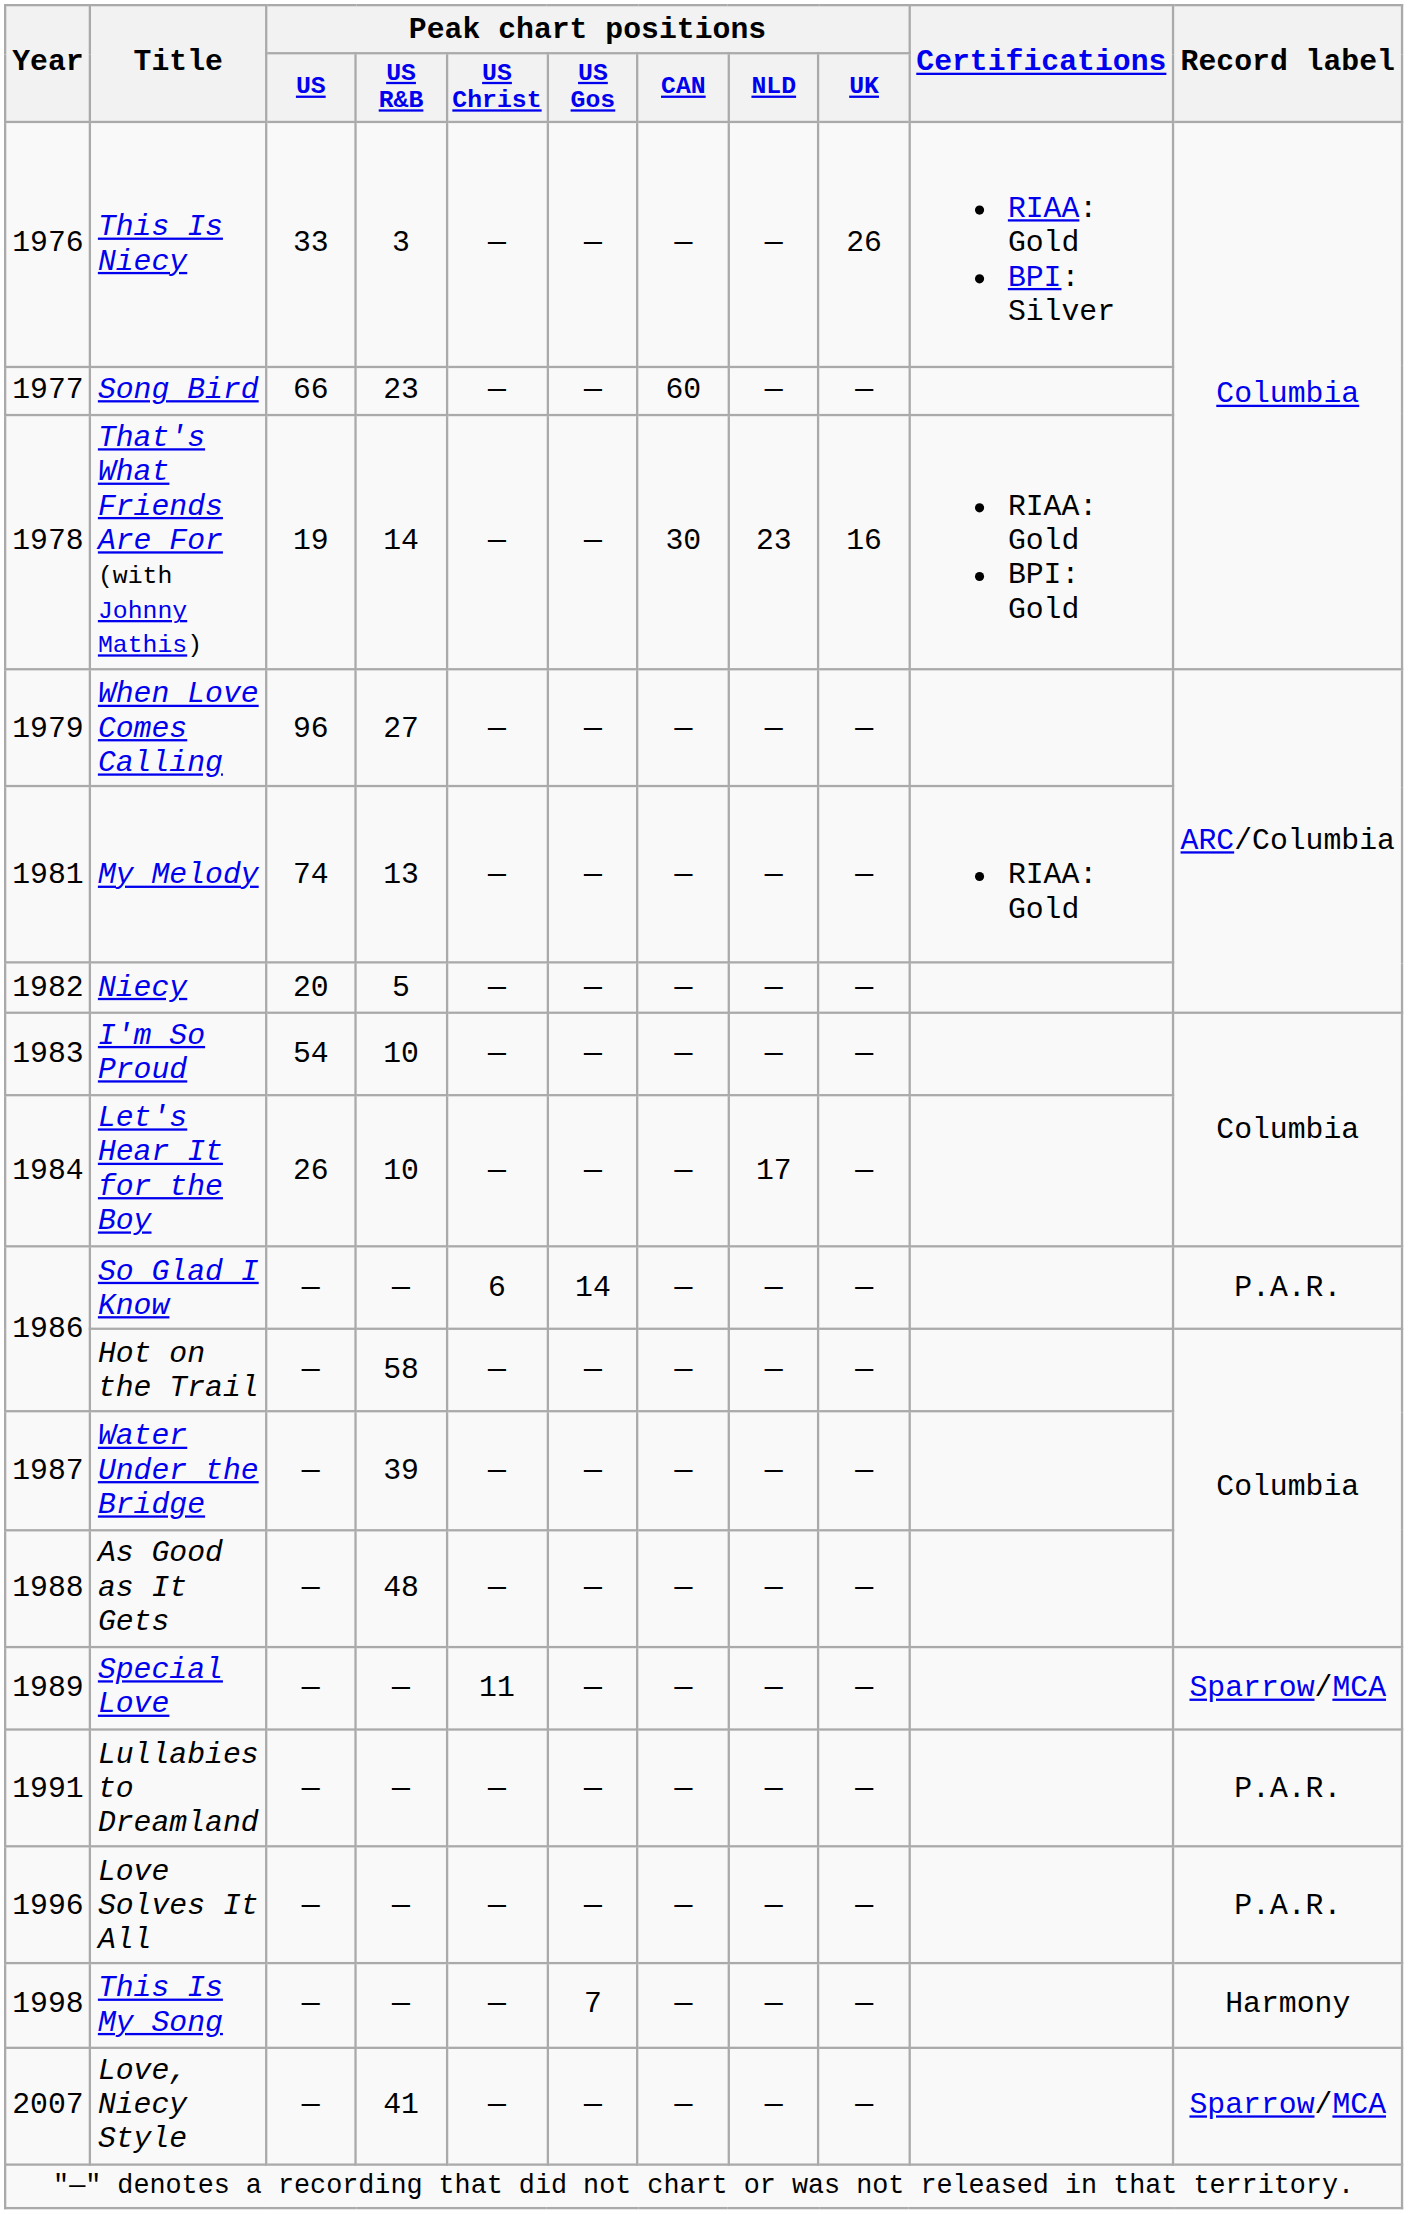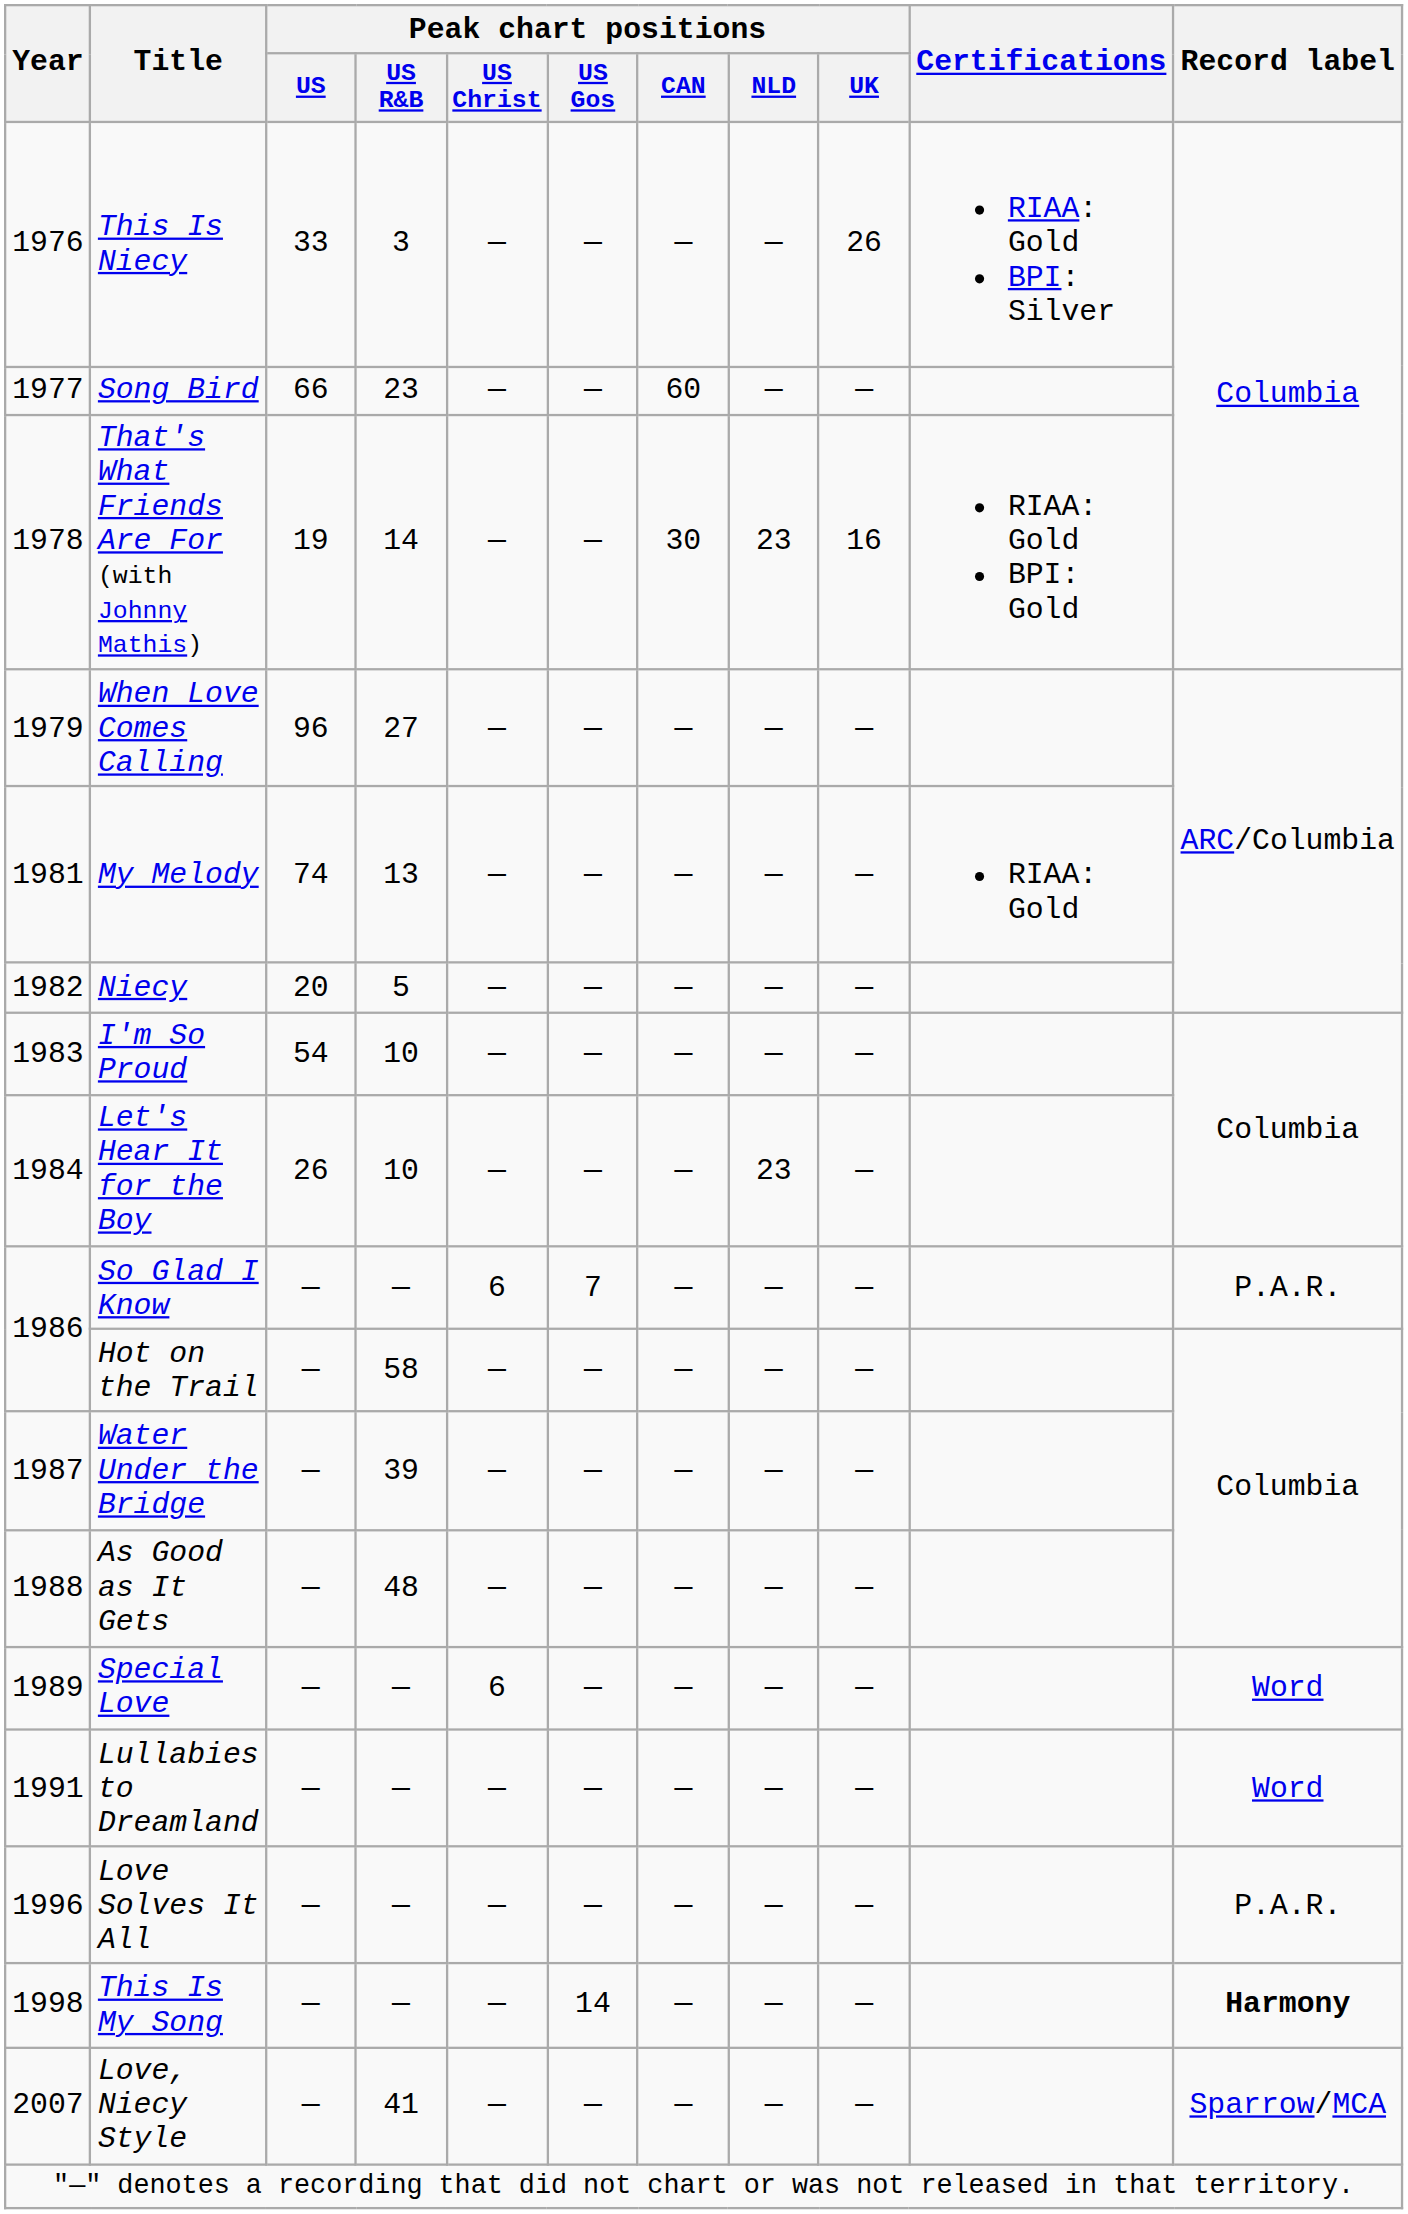(774, 1171) 17 -> (774, 1171) 23
(593, 1288) 14 -> (593, 1288) 7
(497, 1688) 11 -> (497, 1688) 6
(1288, 1688) Sparrow/MCA -> (1288, 1688) Word
(1288, 1788) P.A.R. -> (1288, 1788) Word
(593, 2005) 7 -> (593, 2005) 14
(1288, 2005) normal -> (1288, 2005) bold
